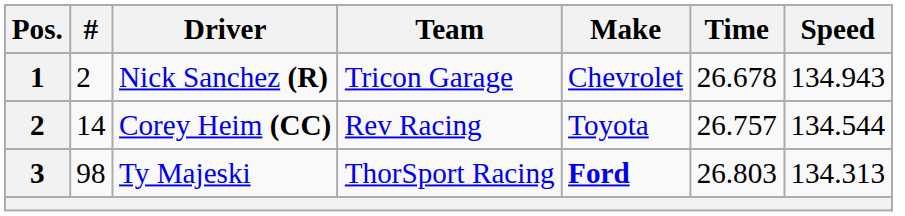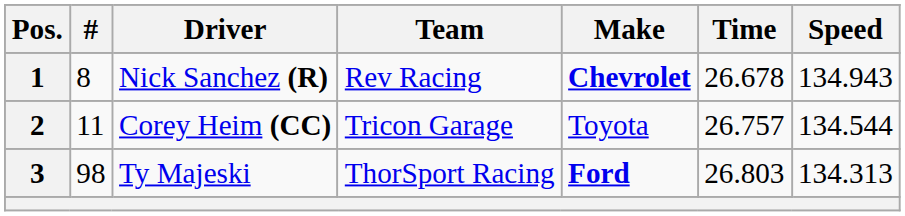(84, 76) 2 -> (84, 76) 8
(429, 76) Tricon Garage -> (413, 76) Rev Racing
(626, 76) normal -> (629, 76) bold
(91, 124) 14 -> (90, 124) 11
(413, 124) Rev Racing -> (429, 124) Tricon Garage
